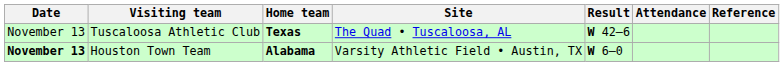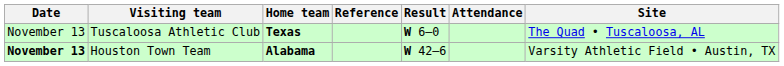columns swapped: (458, 14) <-> (744, 14)
(609, 33) W 42–6 -> (422, 33) W 6–0
(605, 52) W 6–0 -> (425, 52) W 42–6
